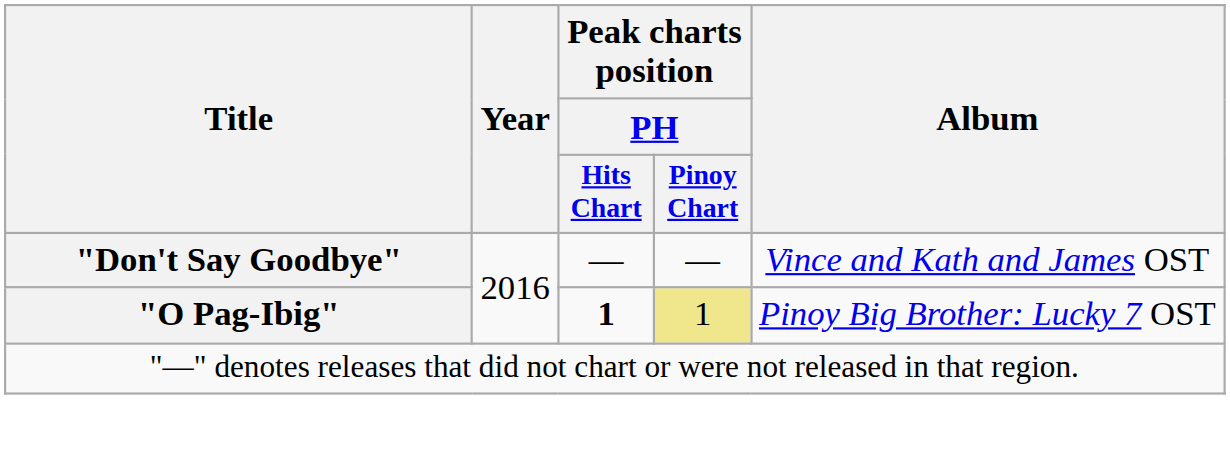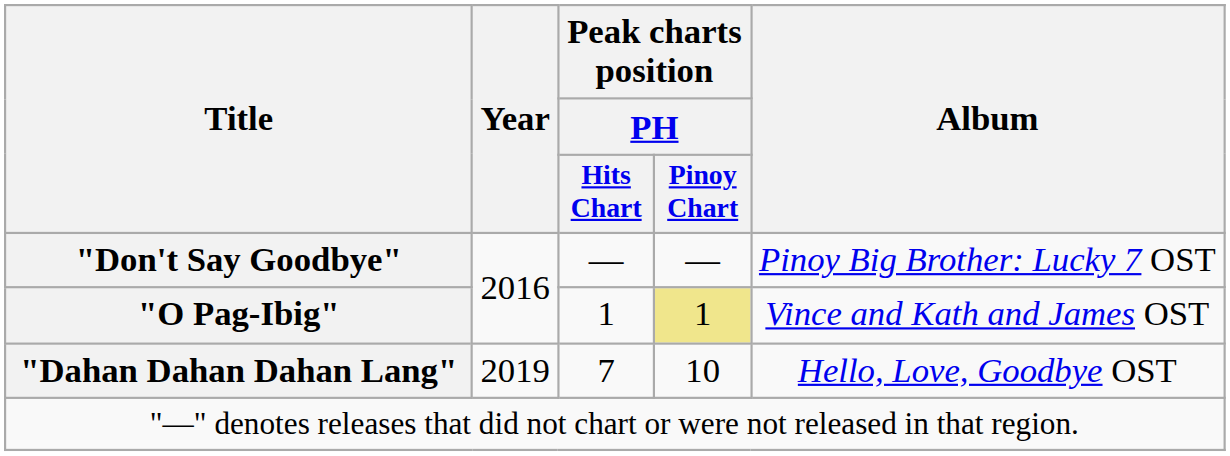(987, 259) Vince and Kath and James OST -> (987, 259) Pinoy Big Brother: Lucky 7 OST
(606, 314) bold -> (606, 314) normal
(987, 314) Pinoy Big Brother: Lucky 7 OST -> (987, 314) Vince and Kath and James OST
+ row: (239, 369)
